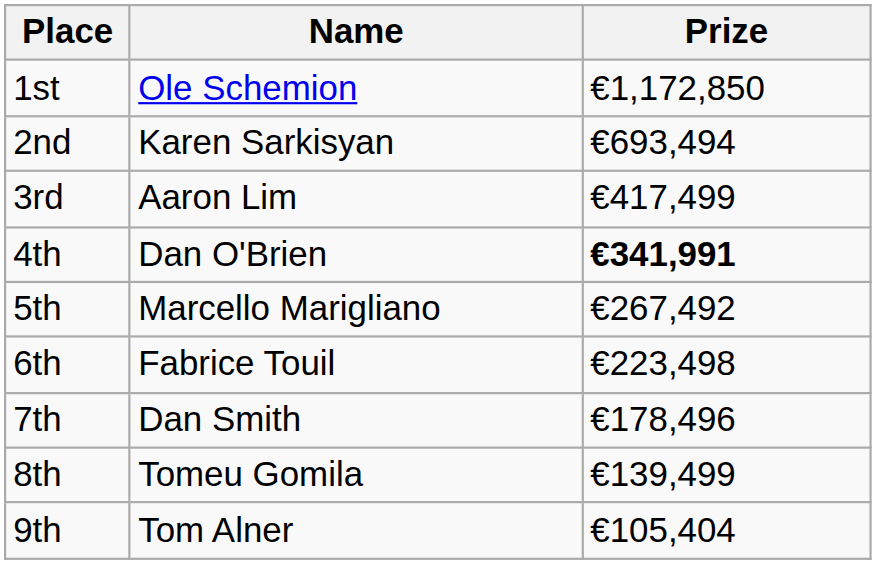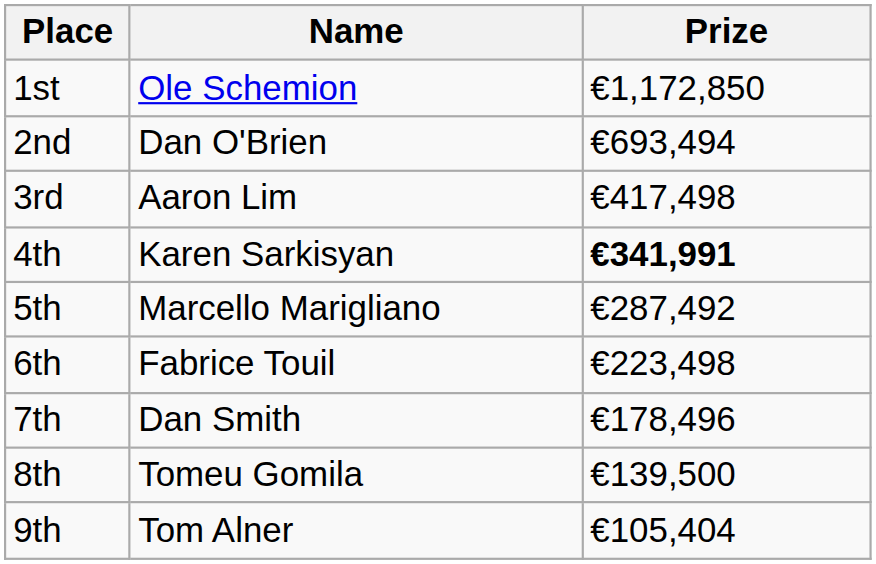(266, 142) Karen Sarkisyan -> (233, 142) Dan O'Brien
(663, 198) €417,499 -> (663, 198) €417,498
(233, 253) Dan O'Brien -> (266, 253) Karen Sarkisyan
(663, 308) €267,492 -> (663, 308) €287,492
(663, 474) €139,499 -> (663, 474) €139,500
